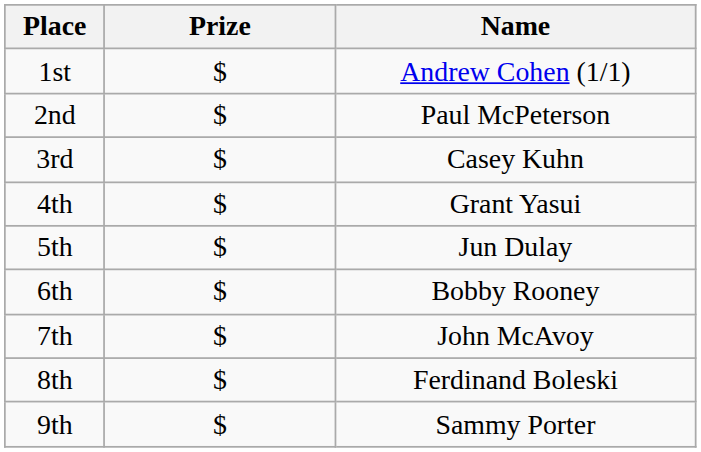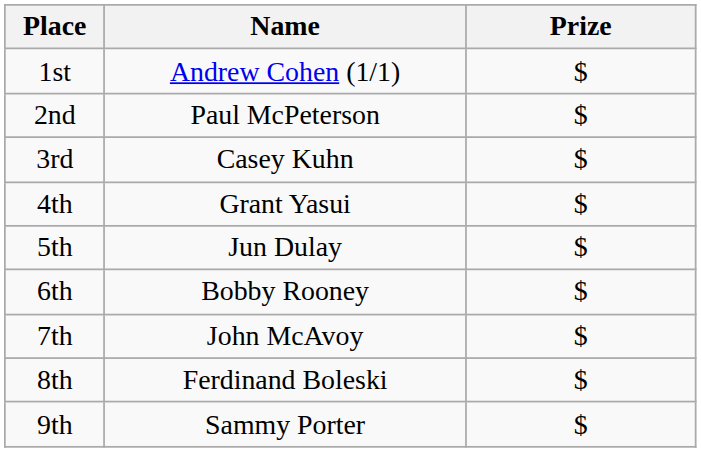columns swapped: (515, 26) <-> (220, 26)
